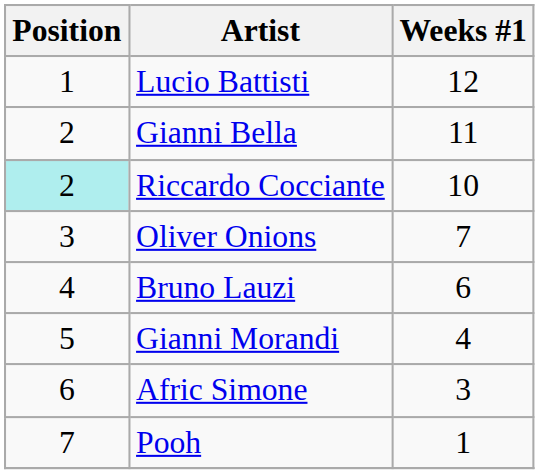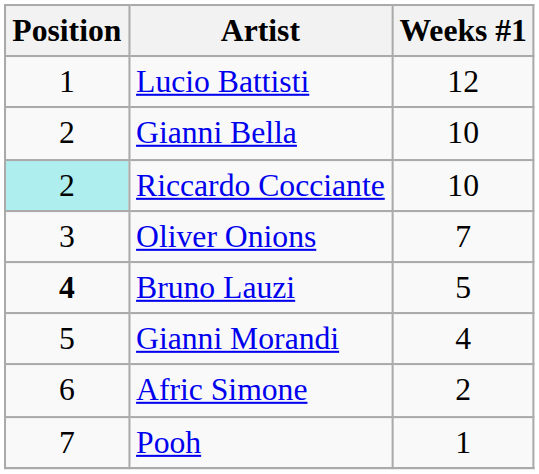(463, 132) 11 -> (463, 132) 10
(67, 286) normal -> (67, 286) bold
(463, 286) 6 -> (463, 286) 5
(463, 389) 3 -> (463, 389) 2
